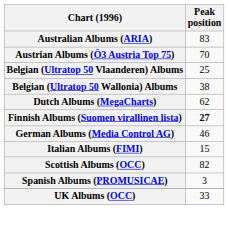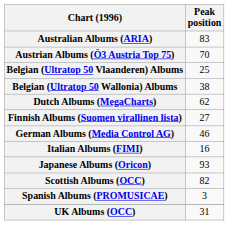(205, 117) bold -> (205, 117) normal
(205, 149) 15 -> (205, 149) 16
+ row: (95, 165)
(205, 196) 33 -> (205, 212) 31
